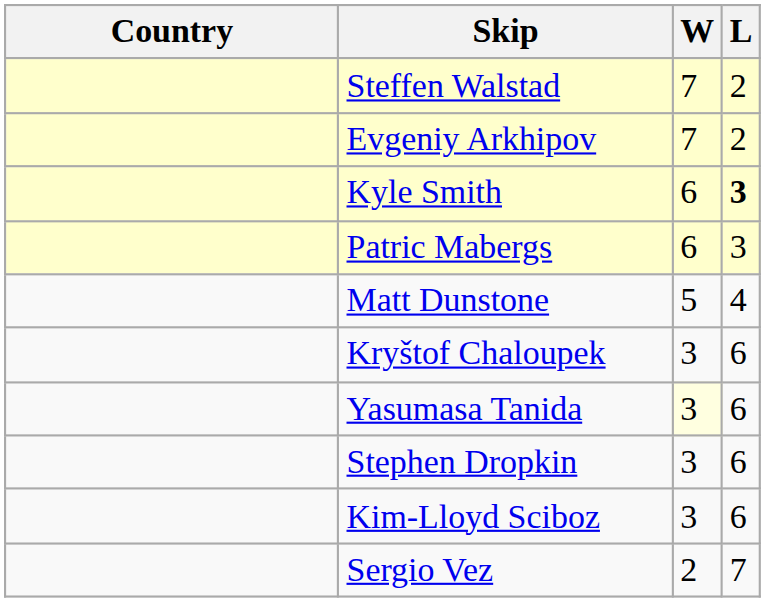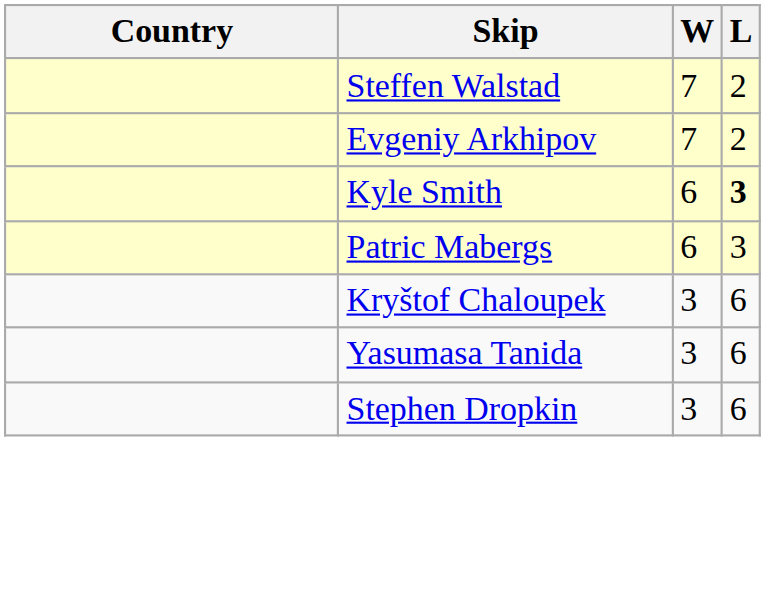- row: (448, 300)
(689, 407) lightyellow background -> (689, 354) no background
- row: (473, 515)
- row: (420, 569)
